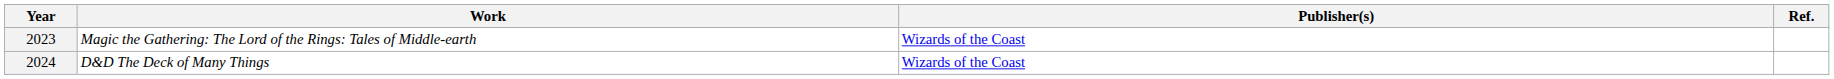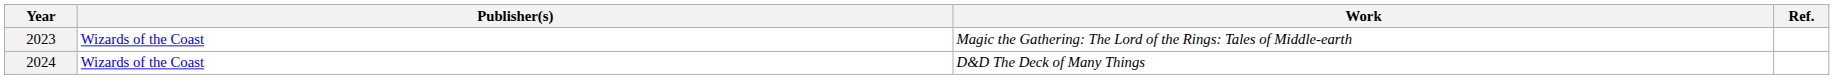columns swapped: (488, 16) <-> (1336, 16)
